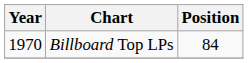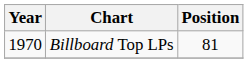(210, 44) 84 -> (210, 44) 81
